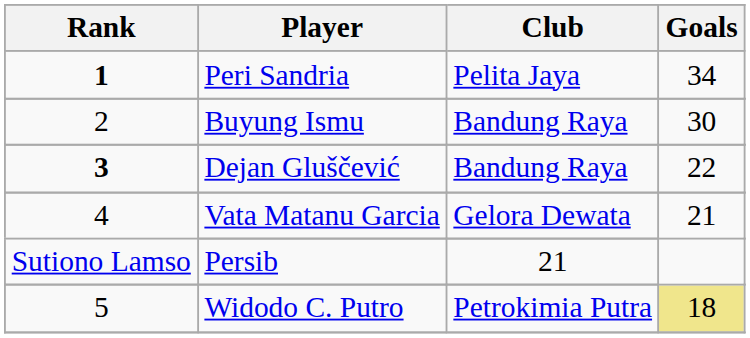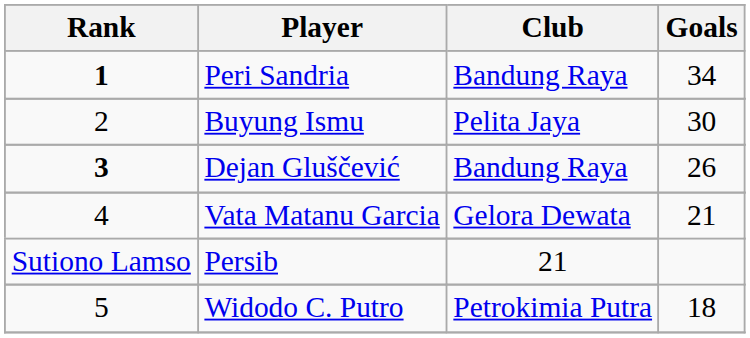(517, 74) Pelita Jaya -> (540, 74) Bandung Raya
(540, 121) Bandung Raya -> (517, 121) Pelita Jaya
(702, 167) 22 -> (702, 167) 26
(702, 307) khaki background -> (702, 307) no background
